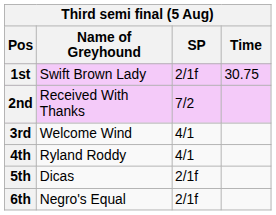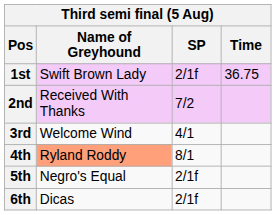(242, 74) 30.75 -> (242, 74) 36.75
(83, 155) no background -> (83, 155) lightsalmon background
(185, 155) 4/1 -> (185, 155) 8/1
(57, 177) Dicas -> (83, 177) Negro's Equal
(83, 199) Negro's Equal -> (57, 199) Dicas
